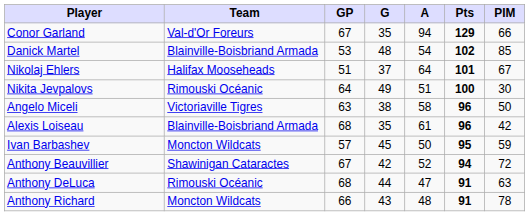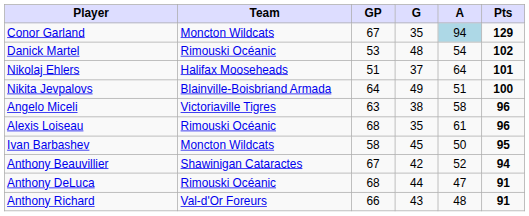- column: (505, 13)
(210, 32) Val-d'Or Foreurs -> (227, 32) Moncton Wildcats
(425, 32) no background -> (460, 32) lightblue background
(243, 51) Blainville-Boisbriand Armada -> (228, 51) Rimouski Océanic
(215, 88) Rimouski Océanic -> (256, 88) Blainville-Boisbriand Armada
(243, 126) Blainville-Boisbriand Armada -> (228, 126) Rimouski Océanic
(345, 145) 57 -> (373, 145) 58
(214, 201) Moncton Wildcats -> (224, 201) Val-d'Or Foreurs
